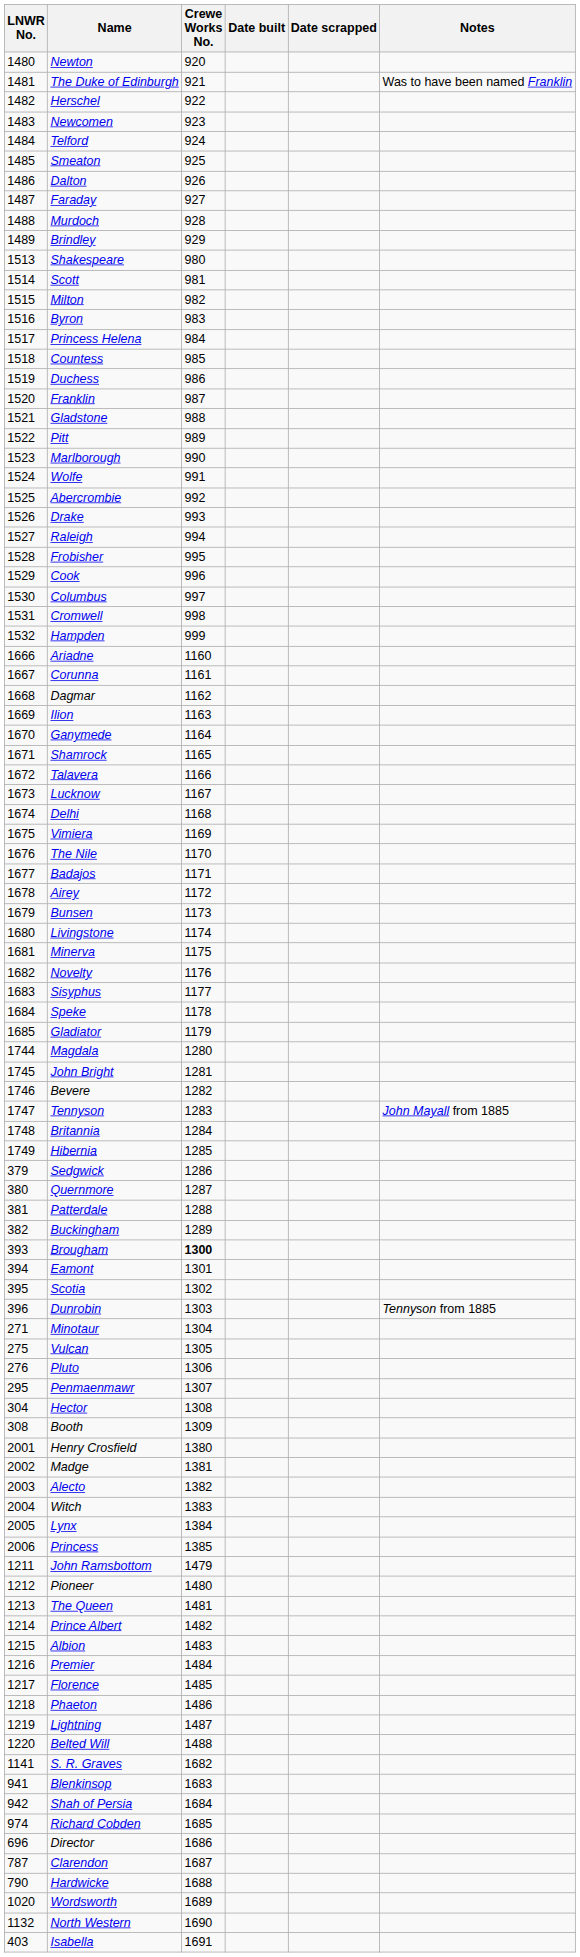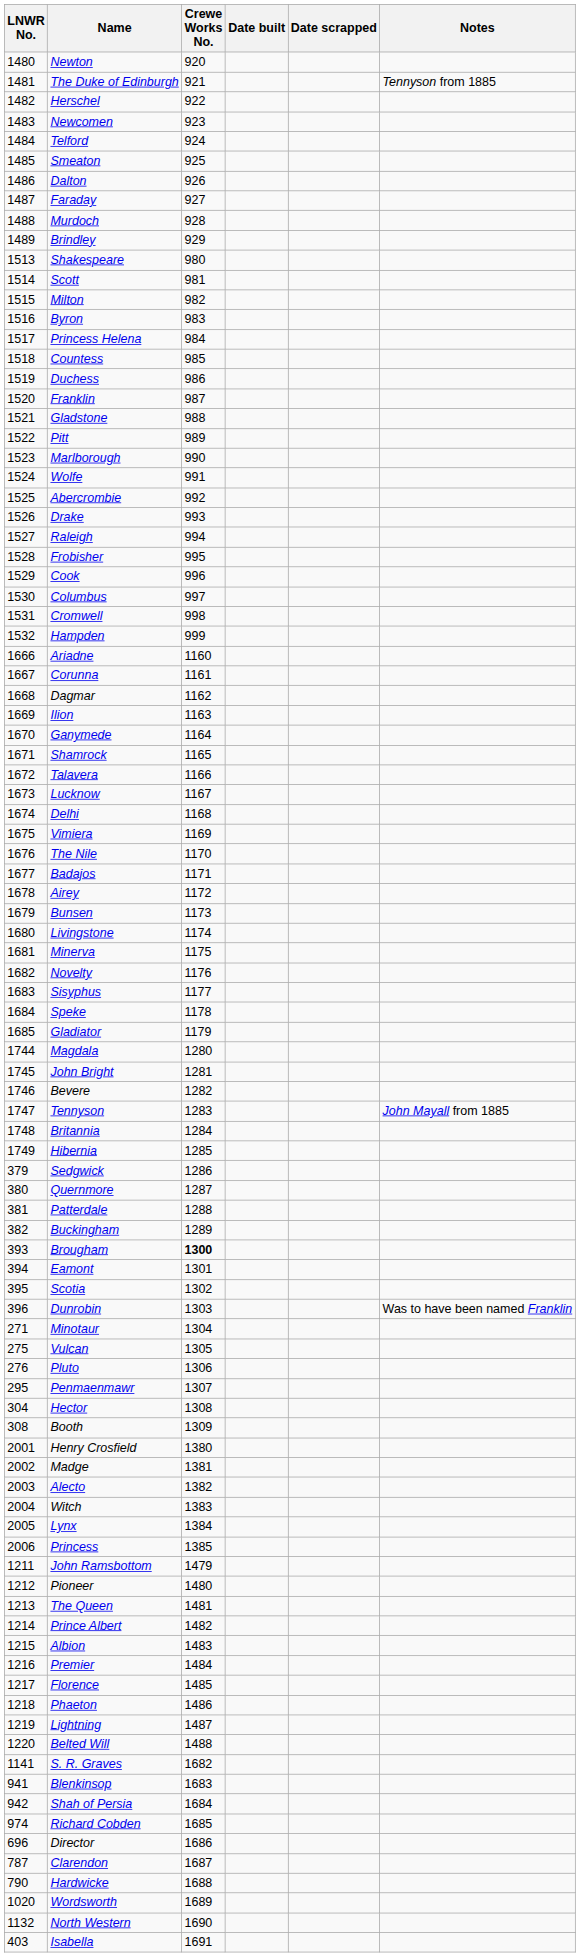(477, 82) Was to have been named Franklin -> (439, 82) Tennyson from 1885
(439, 1309) Tennyson from 1885 -> (477, 1309) Was to have been named Franklin
